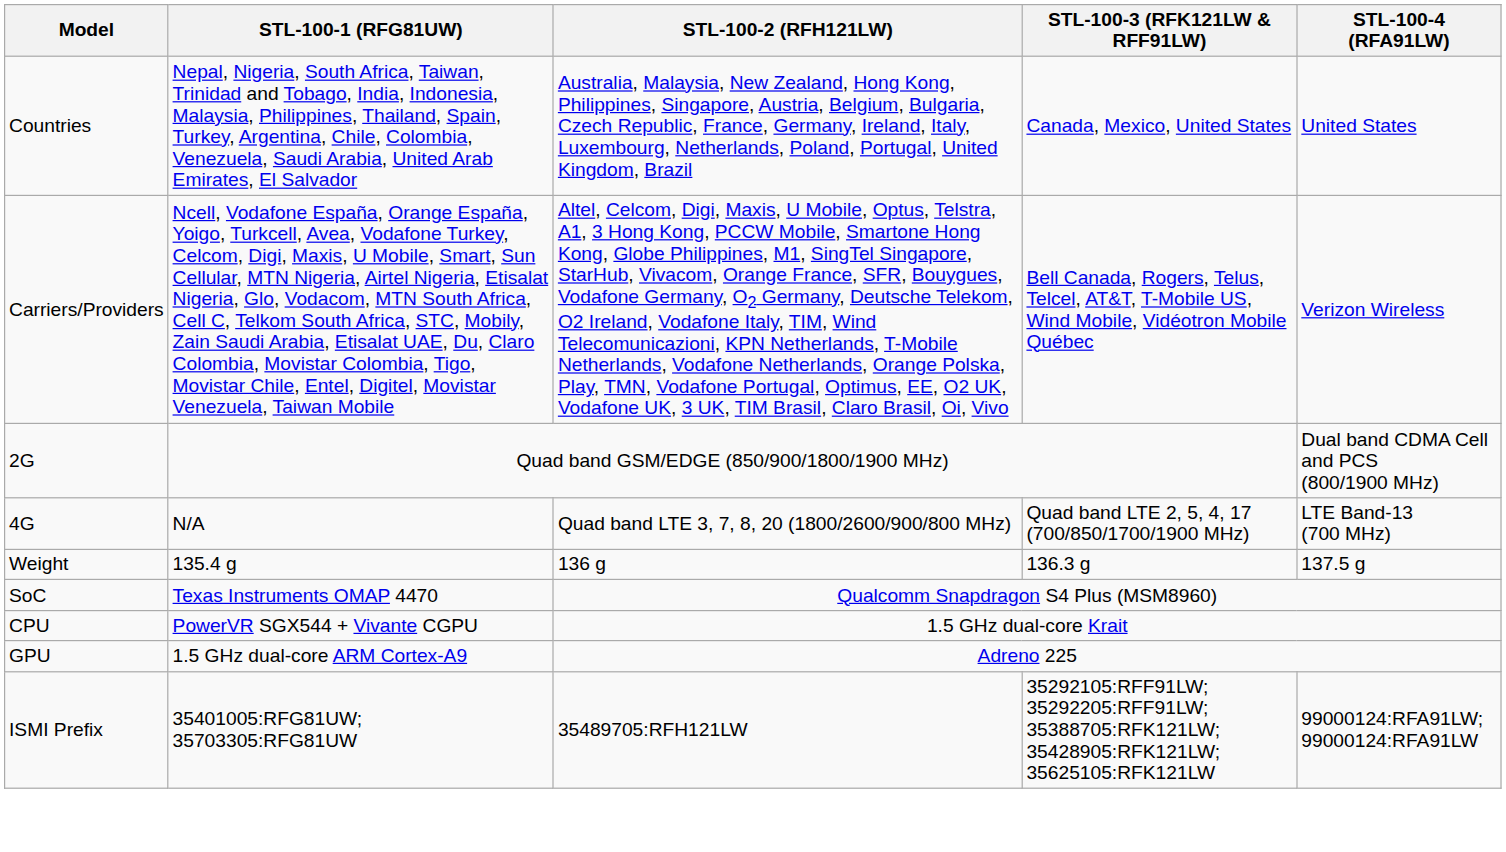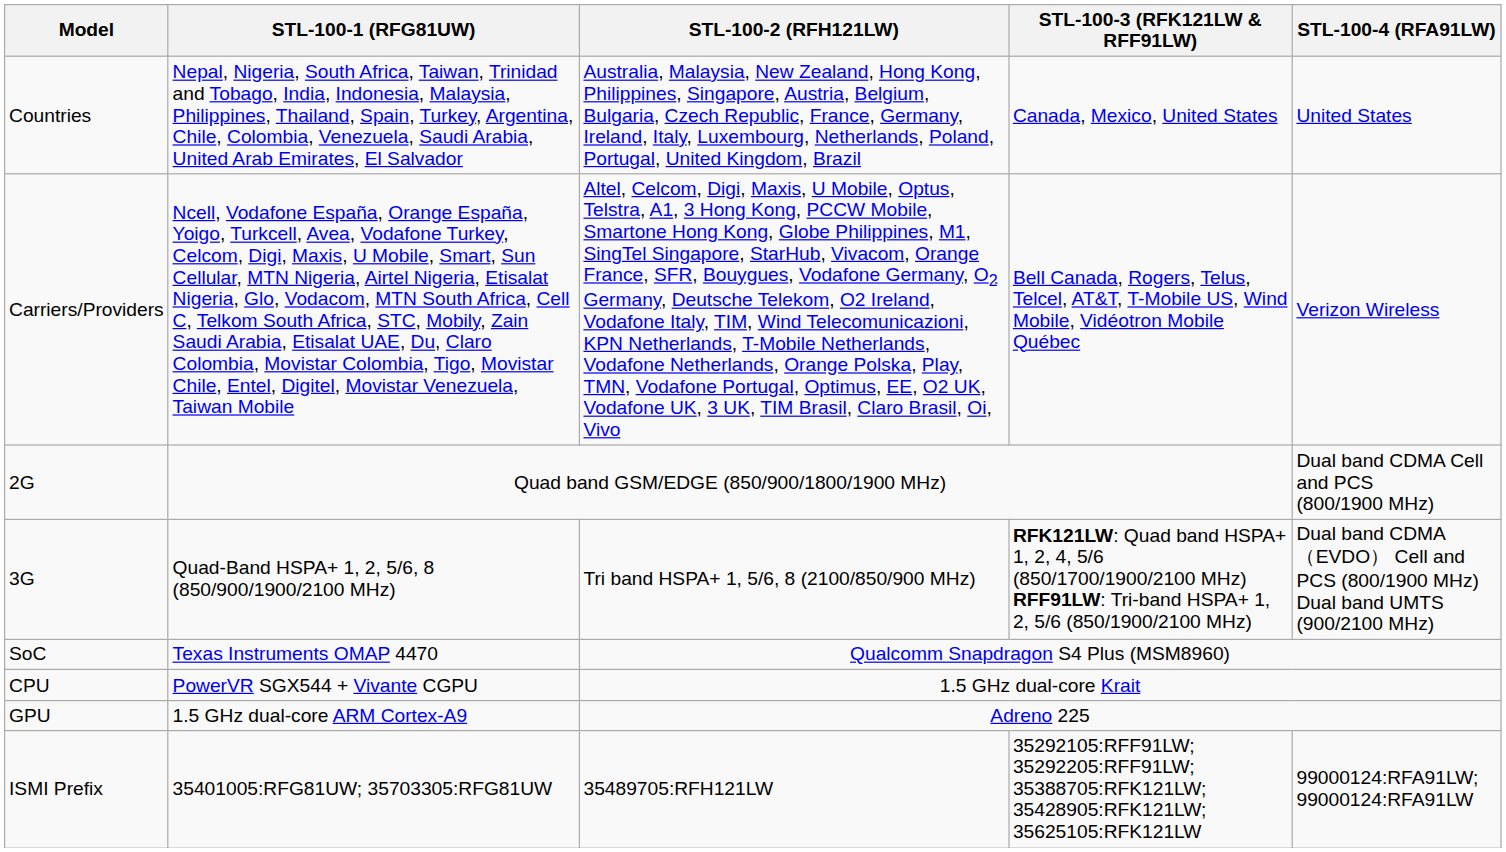+ row: (22, 579)
- row: (22, 523)
- row: (39, 564)
